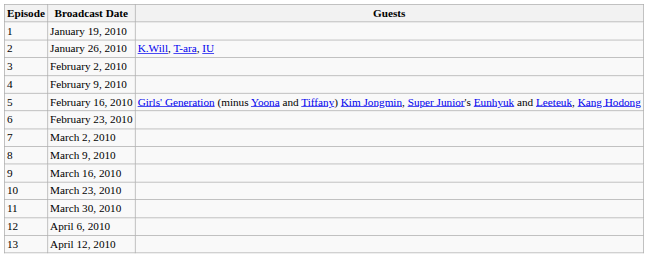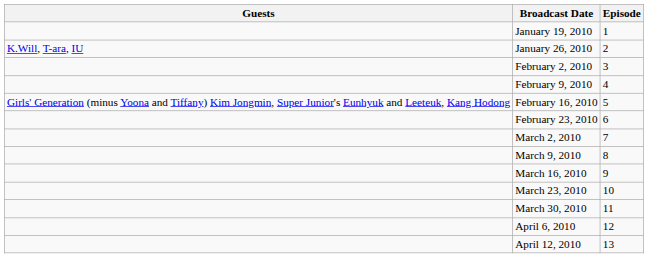columns swapped: (26, 13) <-> (389, 13)
